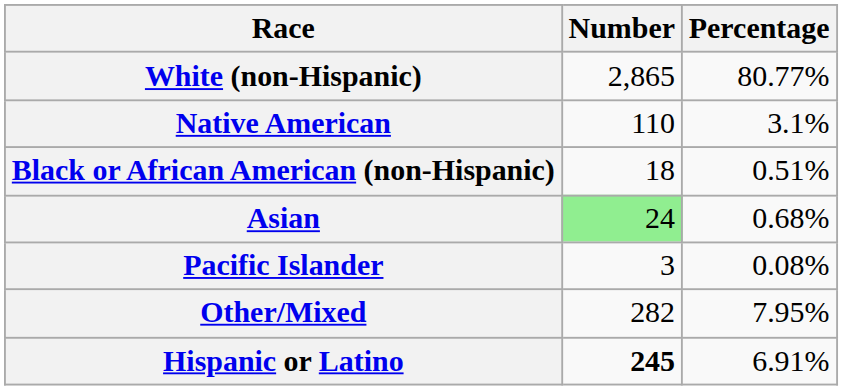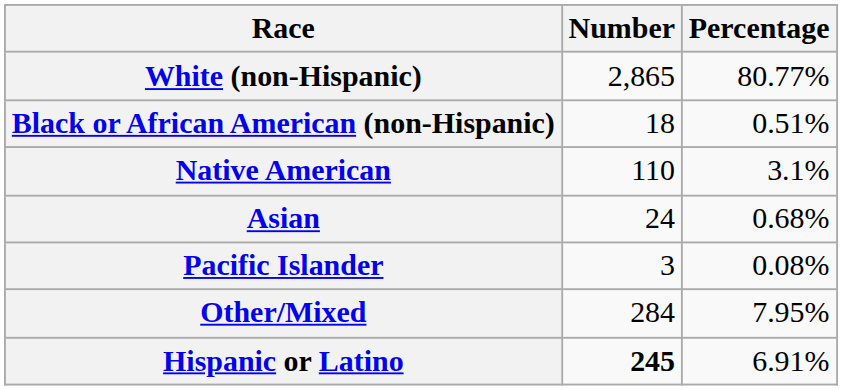rows swapped: (283, 170) <-> (283, 123)
(660, 218) lightgreen background -> (660, 218) no background
(653, 312) 282 -> (653, 312) 284
